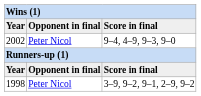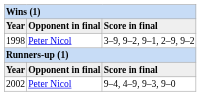rows swapped: (15, 40) <-> (15, 84)
